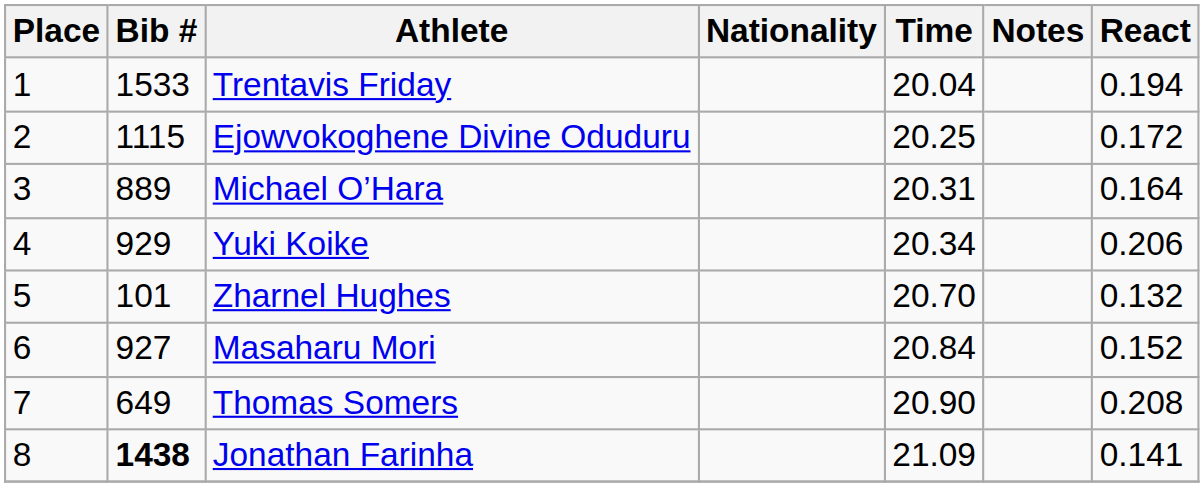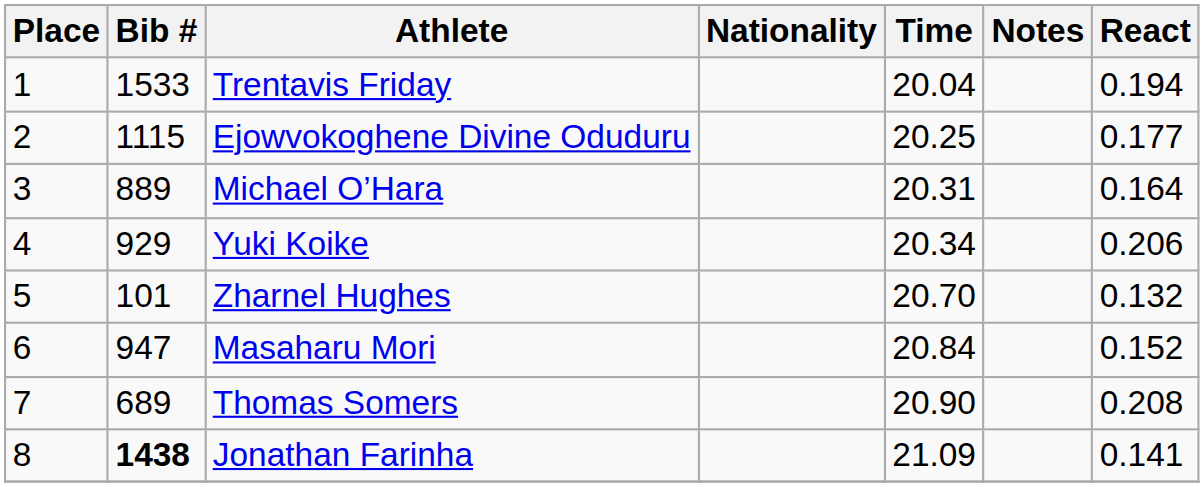(1142, 137) 0.172 -> (1142, 137) 0.177
(143, 349) 927 -> (143, 349) 947
(143, 402) 649 -> (143, 402) 689
